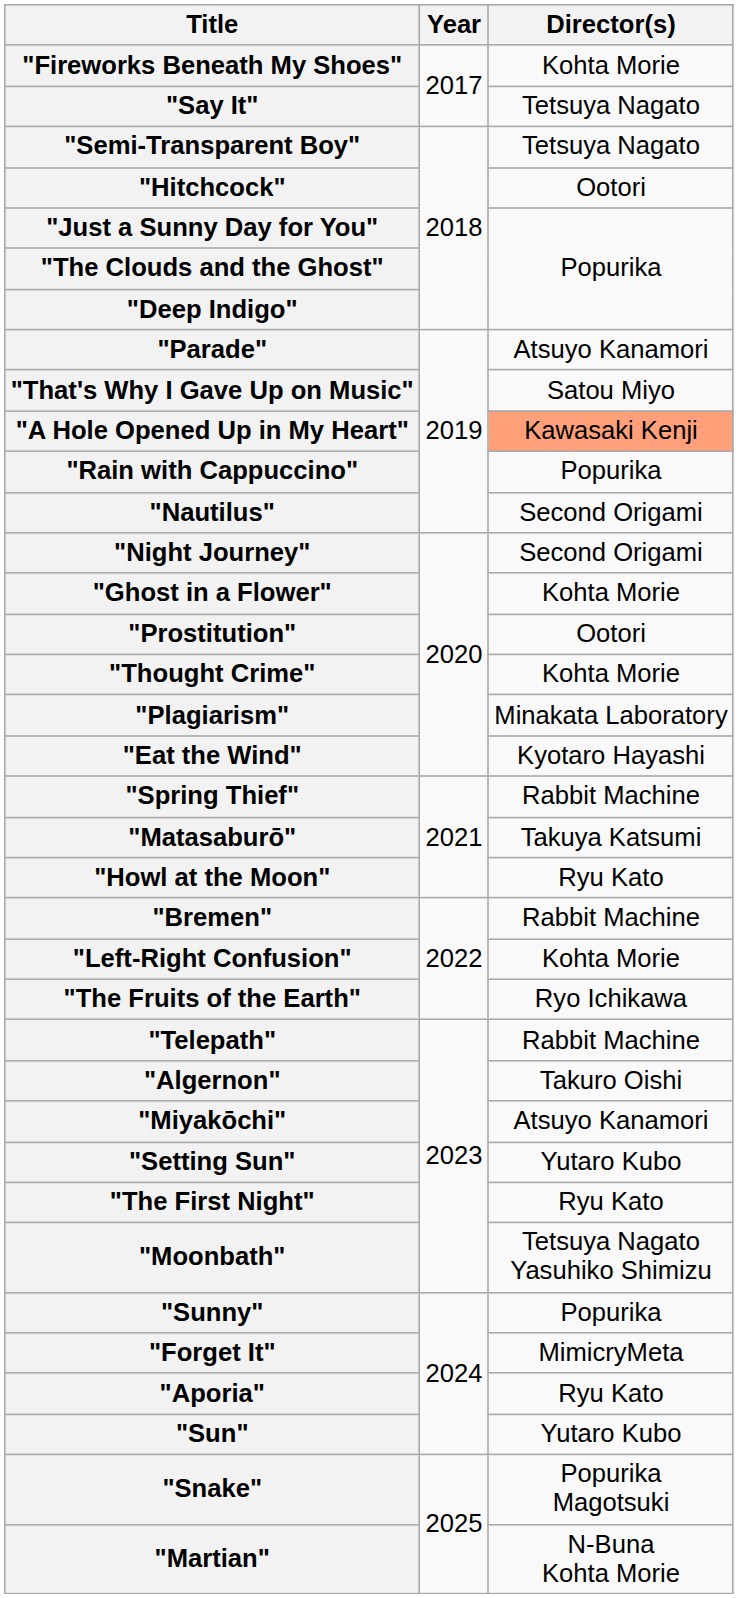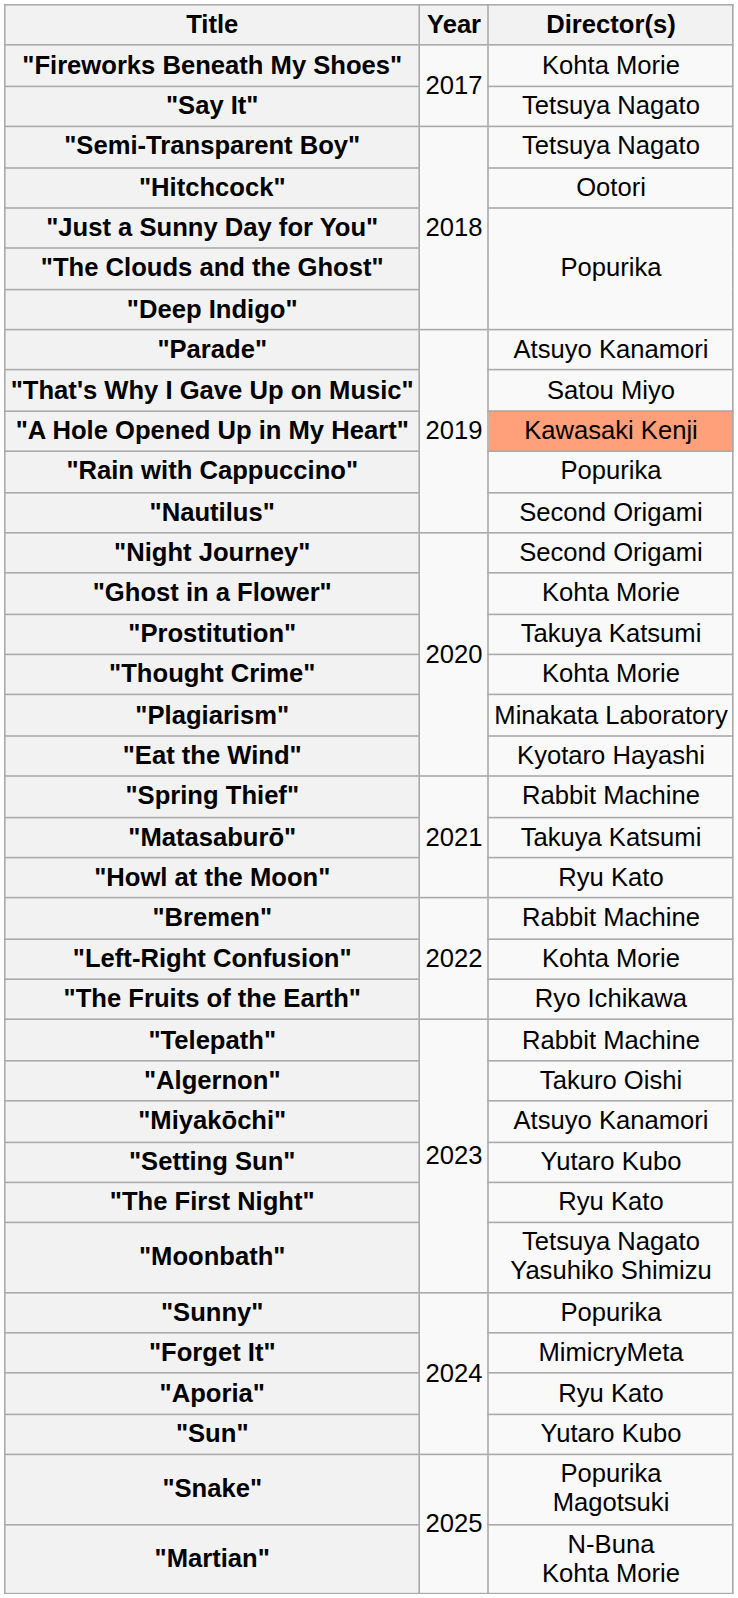(611, 633) Ootori -> (611, 633) Takuya Katsumi
